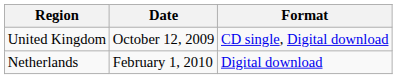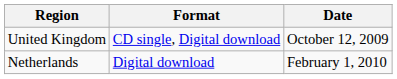columns swapped: (164, 16) <-> (305, 16)
